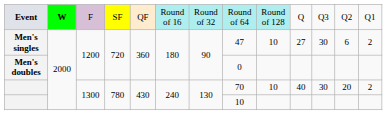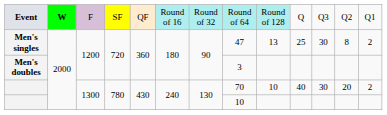(273, 42) 10 -> (273, 42) 13
(301, 42) 27 -> (301, 42) 25
(347, 42) 6 -> (347, 42) 8
(240, 68) 0 -> (240, 68) 3
